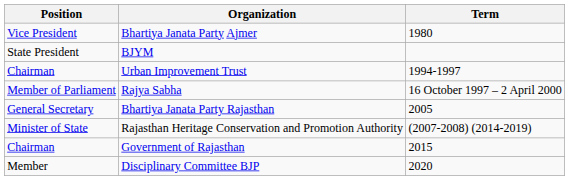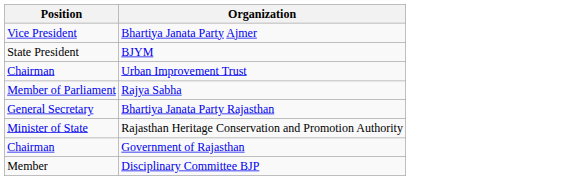- column: (485, 14)
